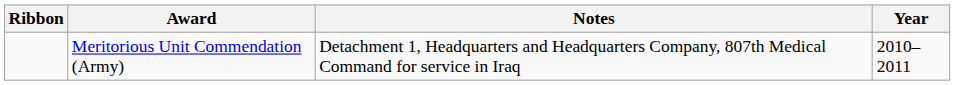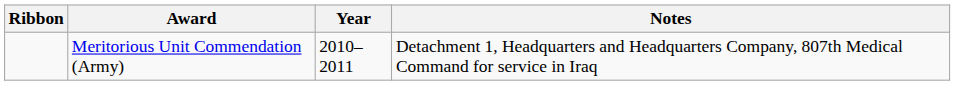columns swapped: (911, 18) <-> (594, 18)
